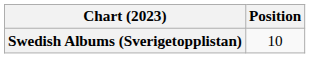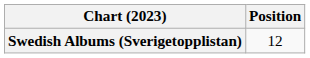(275, 40) 10 -> (275, 40) 12
